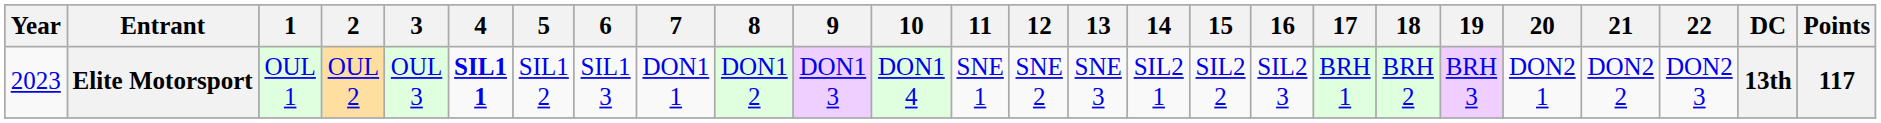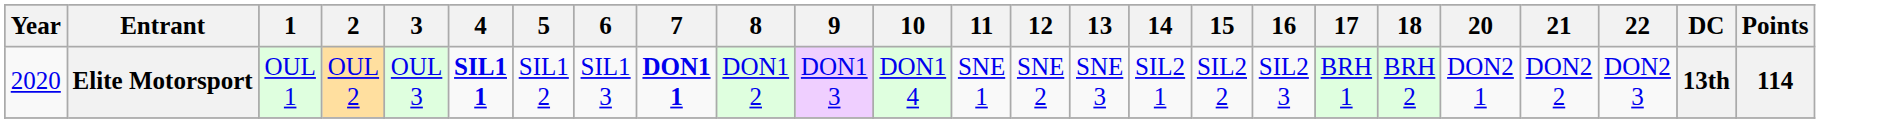- column: (1471, 25)
(36, 81) 2023 -> (36, 81) 2020
(676, 81) normal -> (677, 81) bold
(1837, 81) 117 -> (1775, 81) 114
